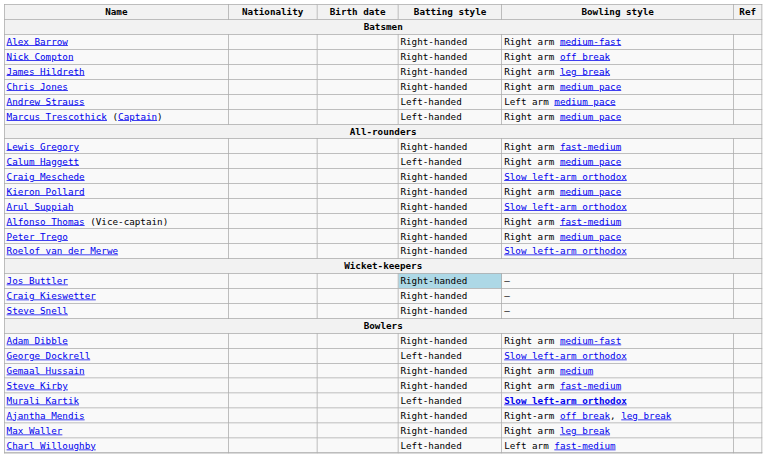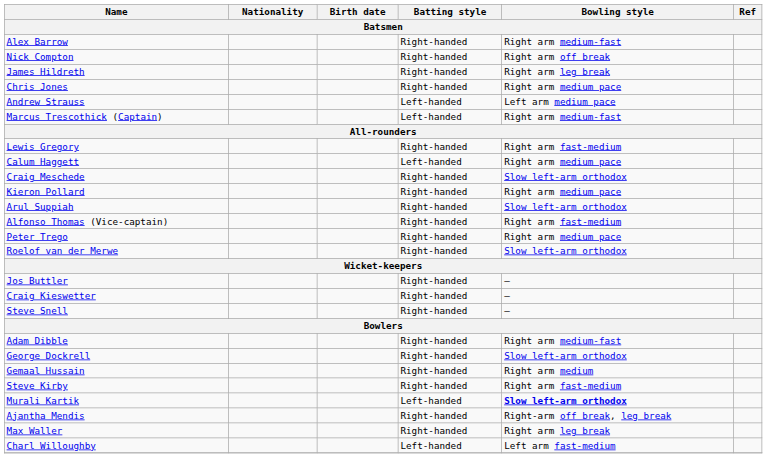(563, 117) Right arm medium pace -> (563, 117) Right arm medium-fast
(434, 281) lightblue background -> (434, 281) no background
(431, 356) Left-handed -> (434, 356) Right-handed
